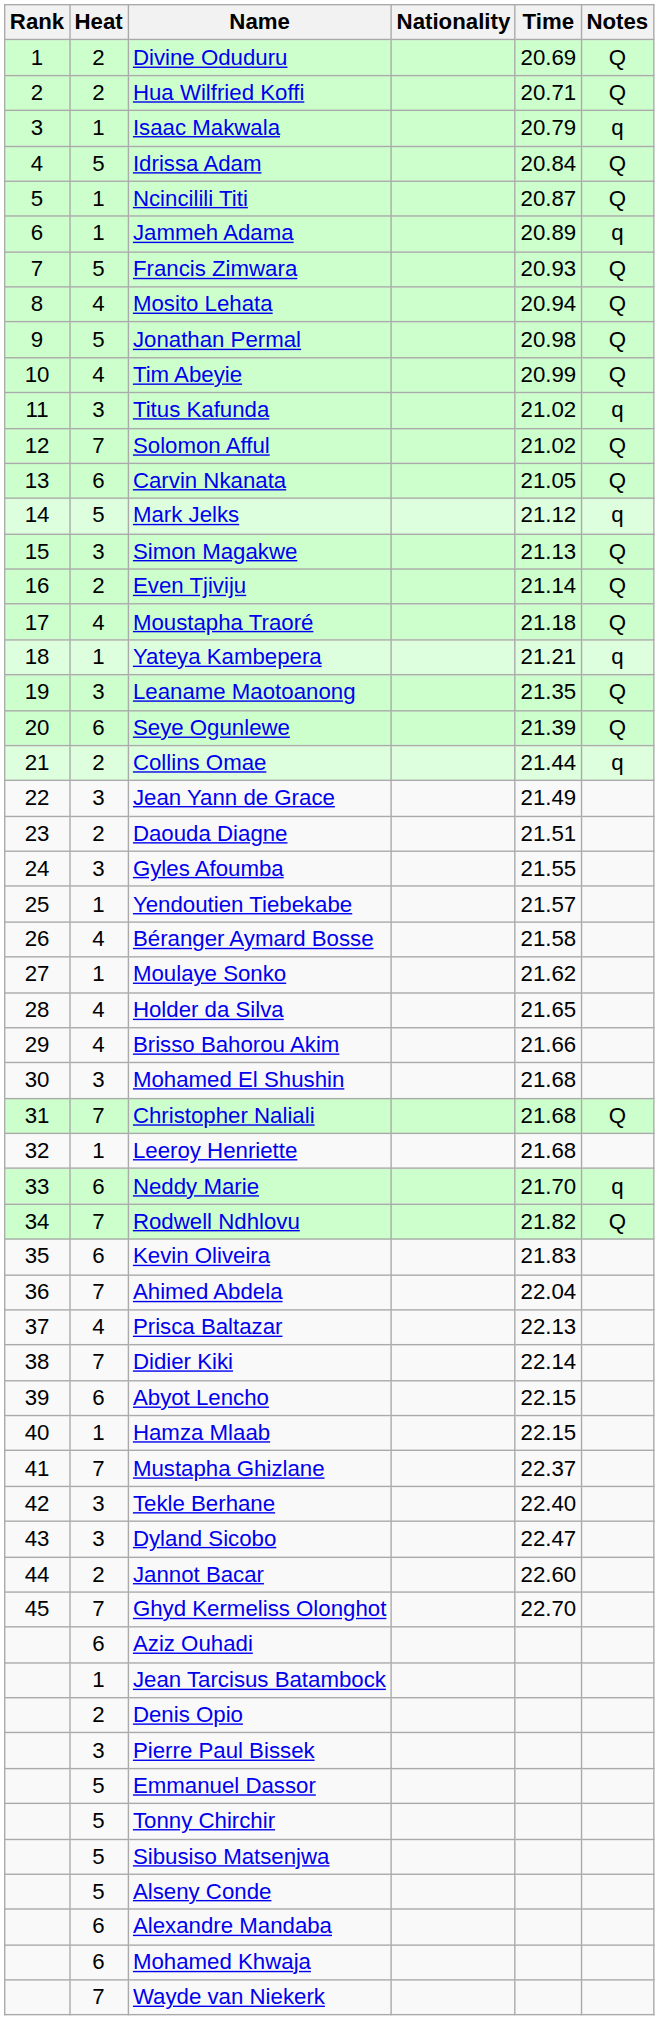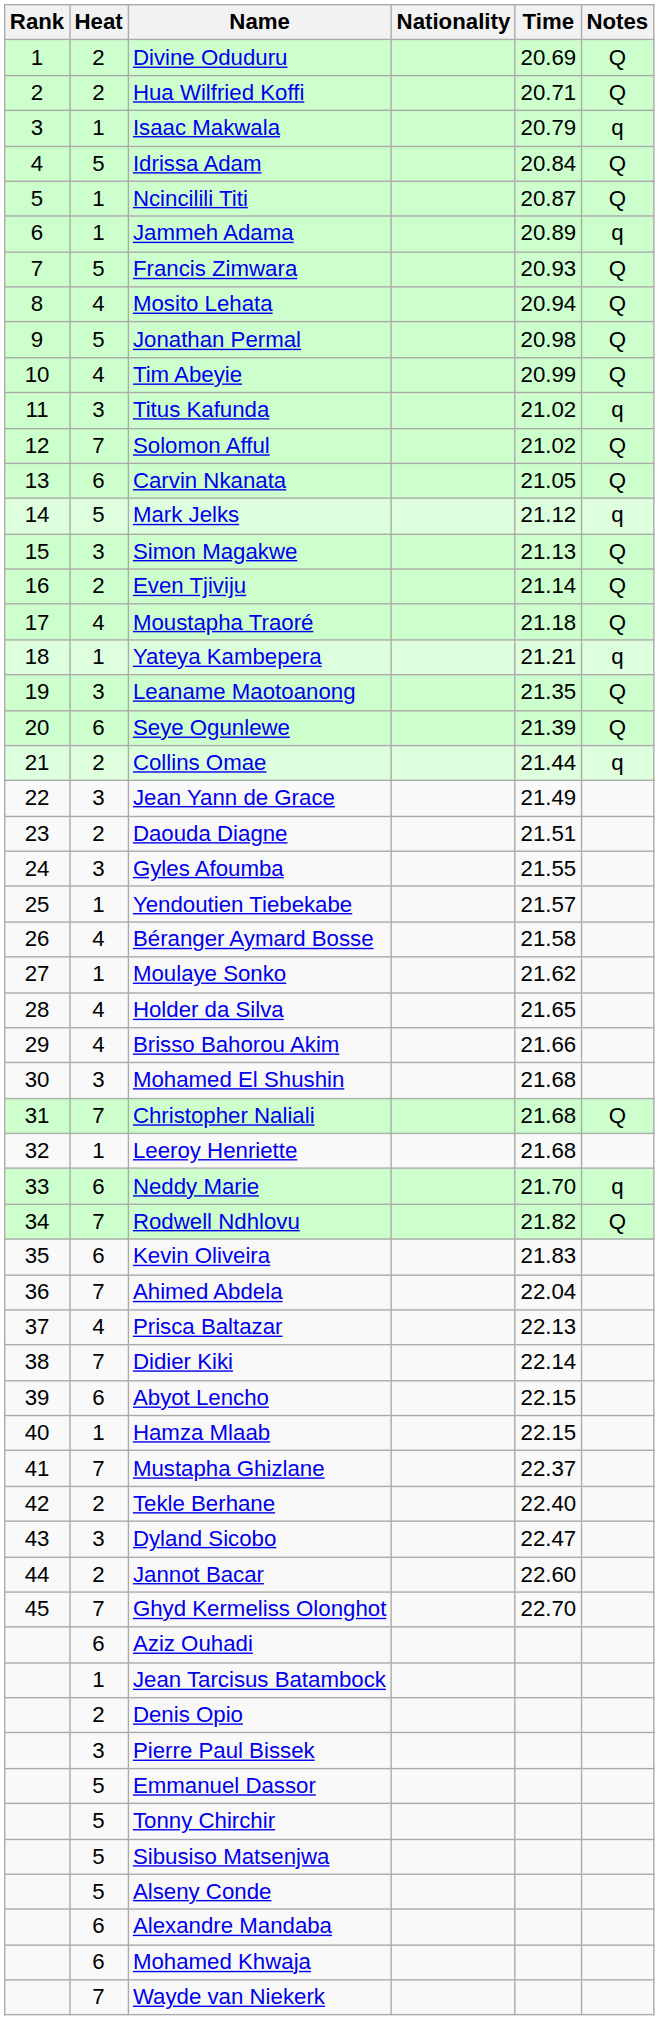(99, 1503) 3 -> (99, 1503) 2
